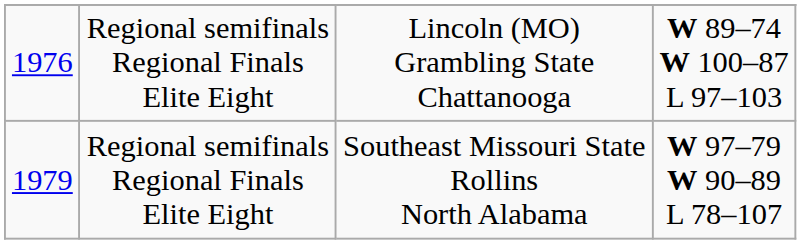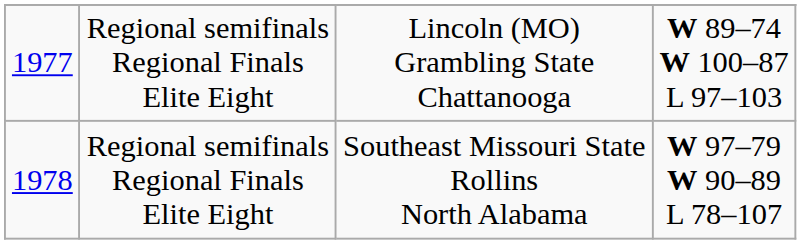(42, 62) 1976 -> (42, 62) 1977
(42, 179) 1979 -> (42, 179) 1978
